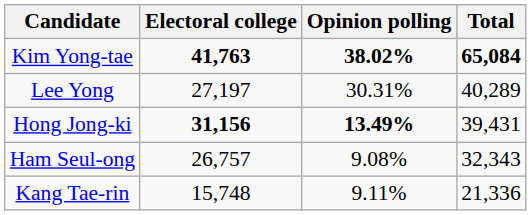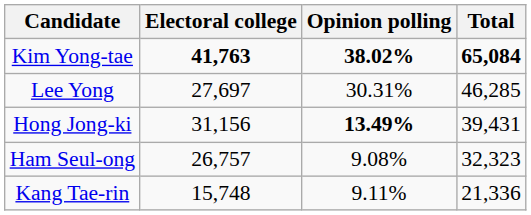(221, 90) 27,197 -> (221, 90) 27,697
(491, 90) 40,289 -> (491, 90) 46,285
(221, 124) bold -> (221, 124) normal
(491, 158) 32,343 -> (491, 158) 32,323
